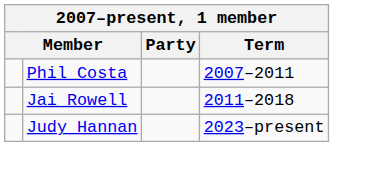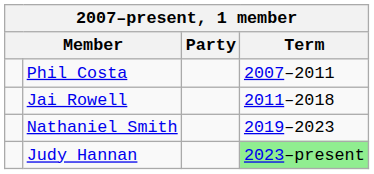+ row: (102, 128)
(264, 128) no background -> (304, 155) lightgreen background
